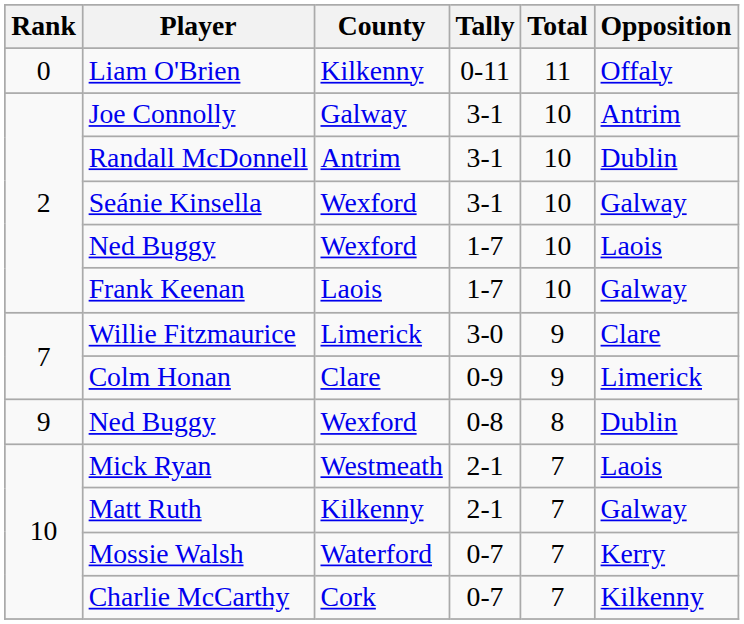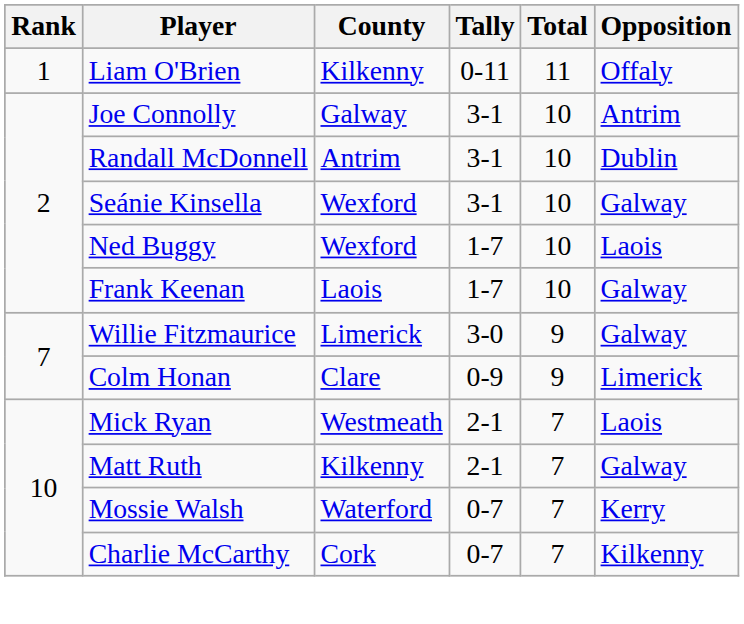(44, 70) 0 -> (44, 70) 1
(631, 333) Clare -> (644, 333) Galway
- row: (152, 421)
